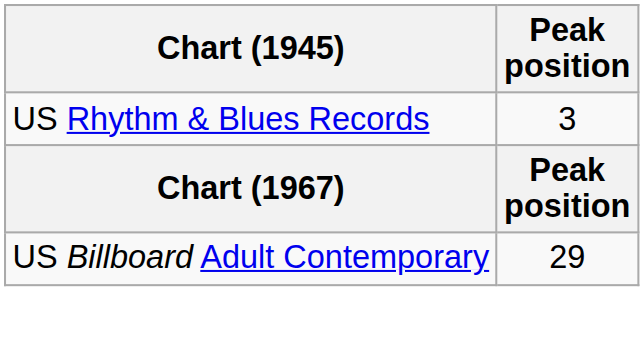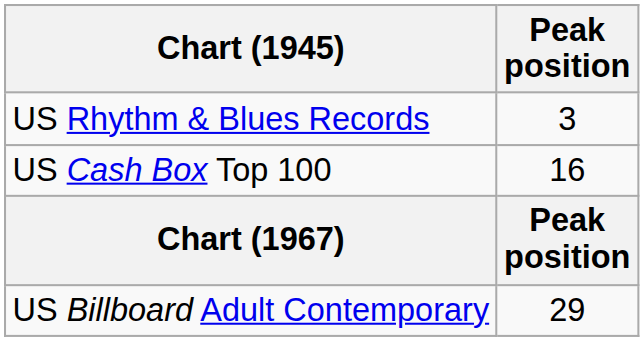+ row: (172, 169)
